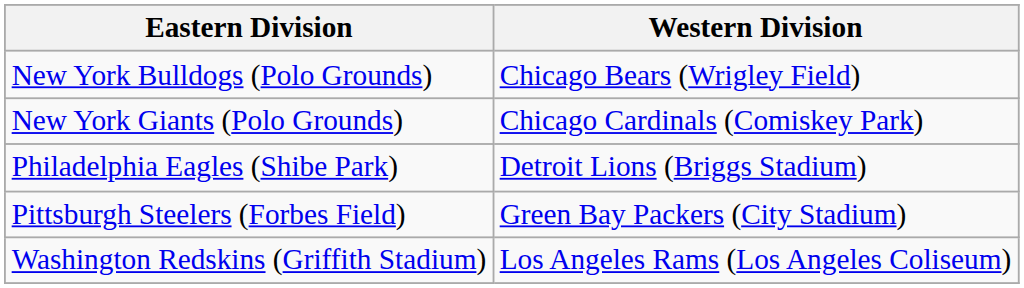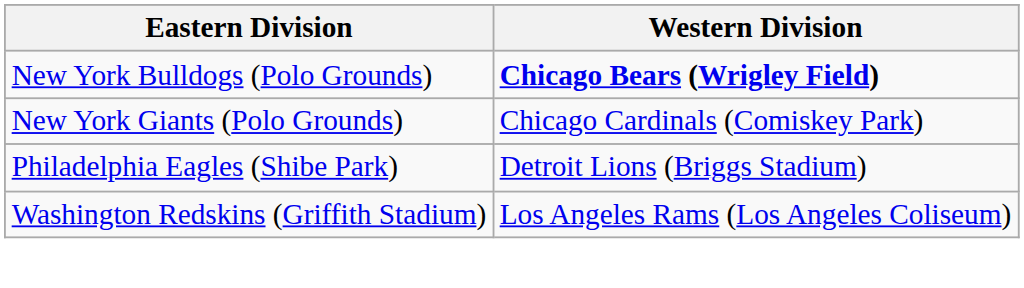(680, 74) normal -> (689, 74) bold
- row: (209, 213)
